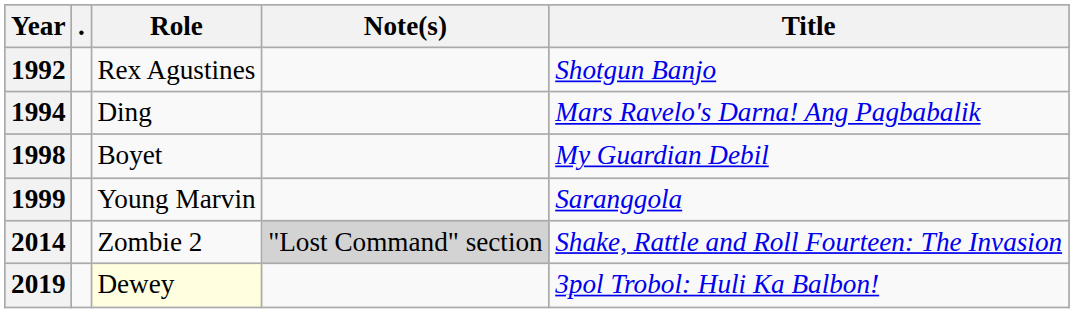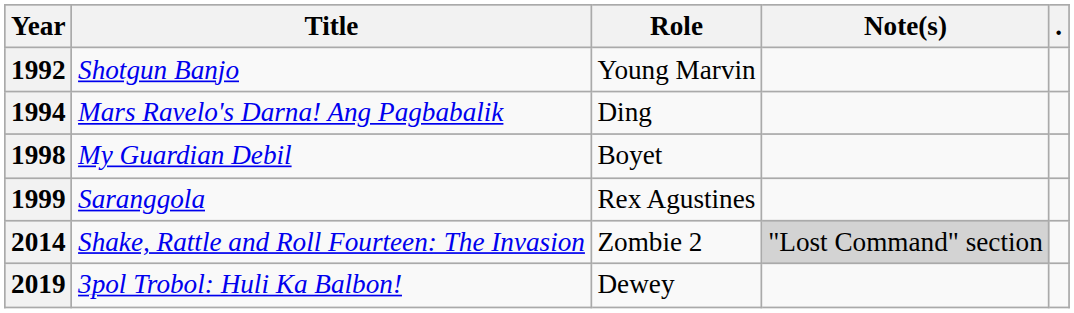columns swapped: (809, 26) <-> (81, 26)
(176, 69) Rex Agustines -> (677, 69) Young Marvin
(176, 198) Young Marvin -> (676, 198) Rex Agustines
(136, 284) lightyellow background -> (636, 284) no background
